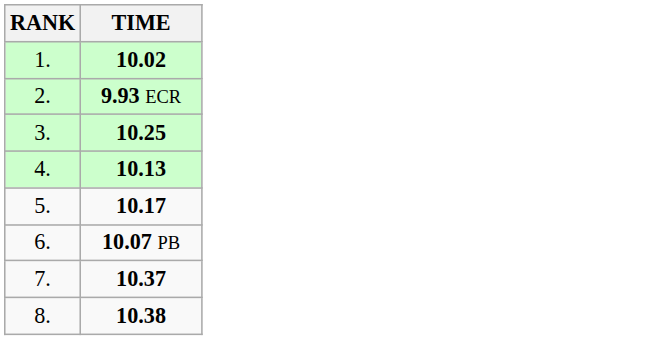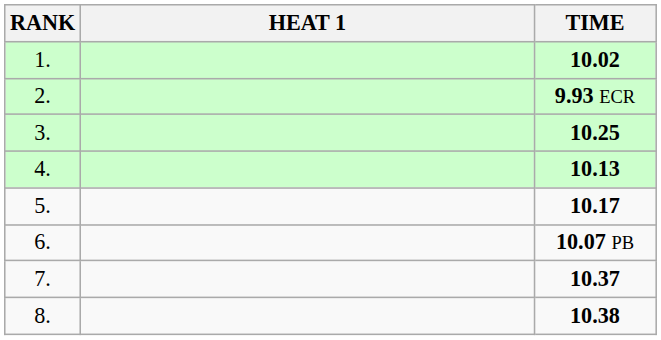+ column: (307, 23)
